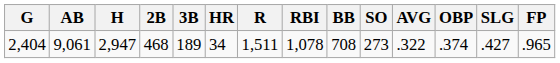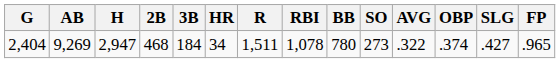(72, 44) 9,061 -> (72, 44) 9,269
(189, 44) 189 -> (189, 44) 184
(344, 44) 708 -> (344, 44) 780
